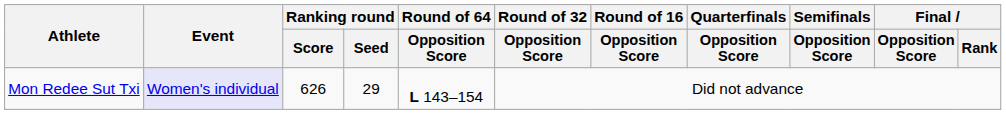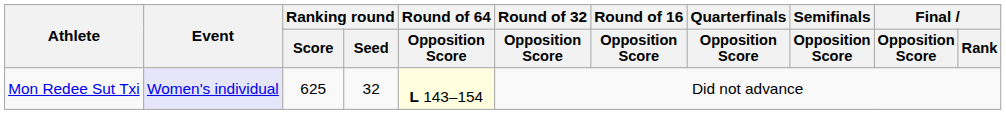(313, 89) 626 -> (313, 89) 625
(371, 89) 29 -> (371, 89) 32
(446, 98) no background -> (446, 98) lightyellow background
